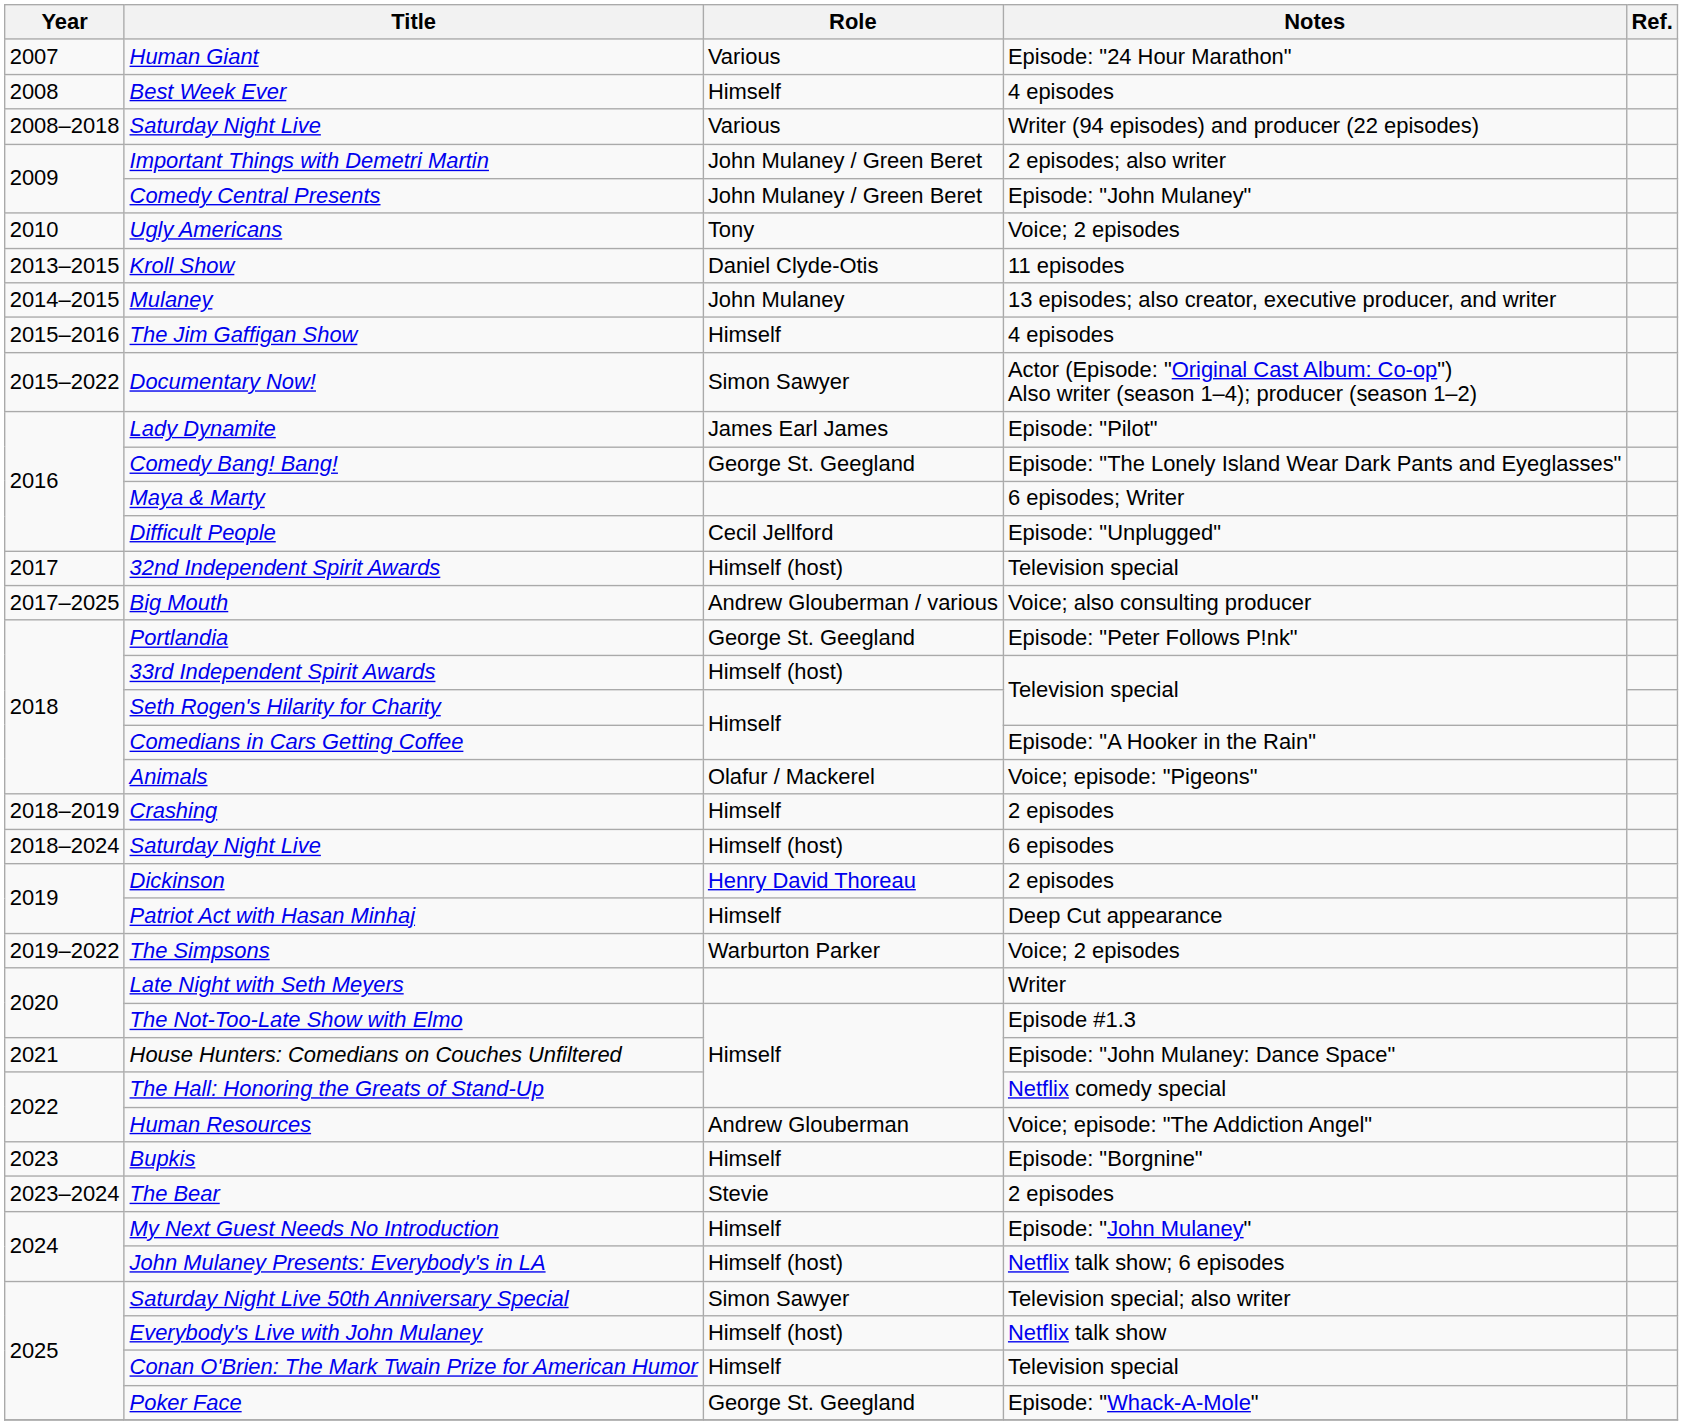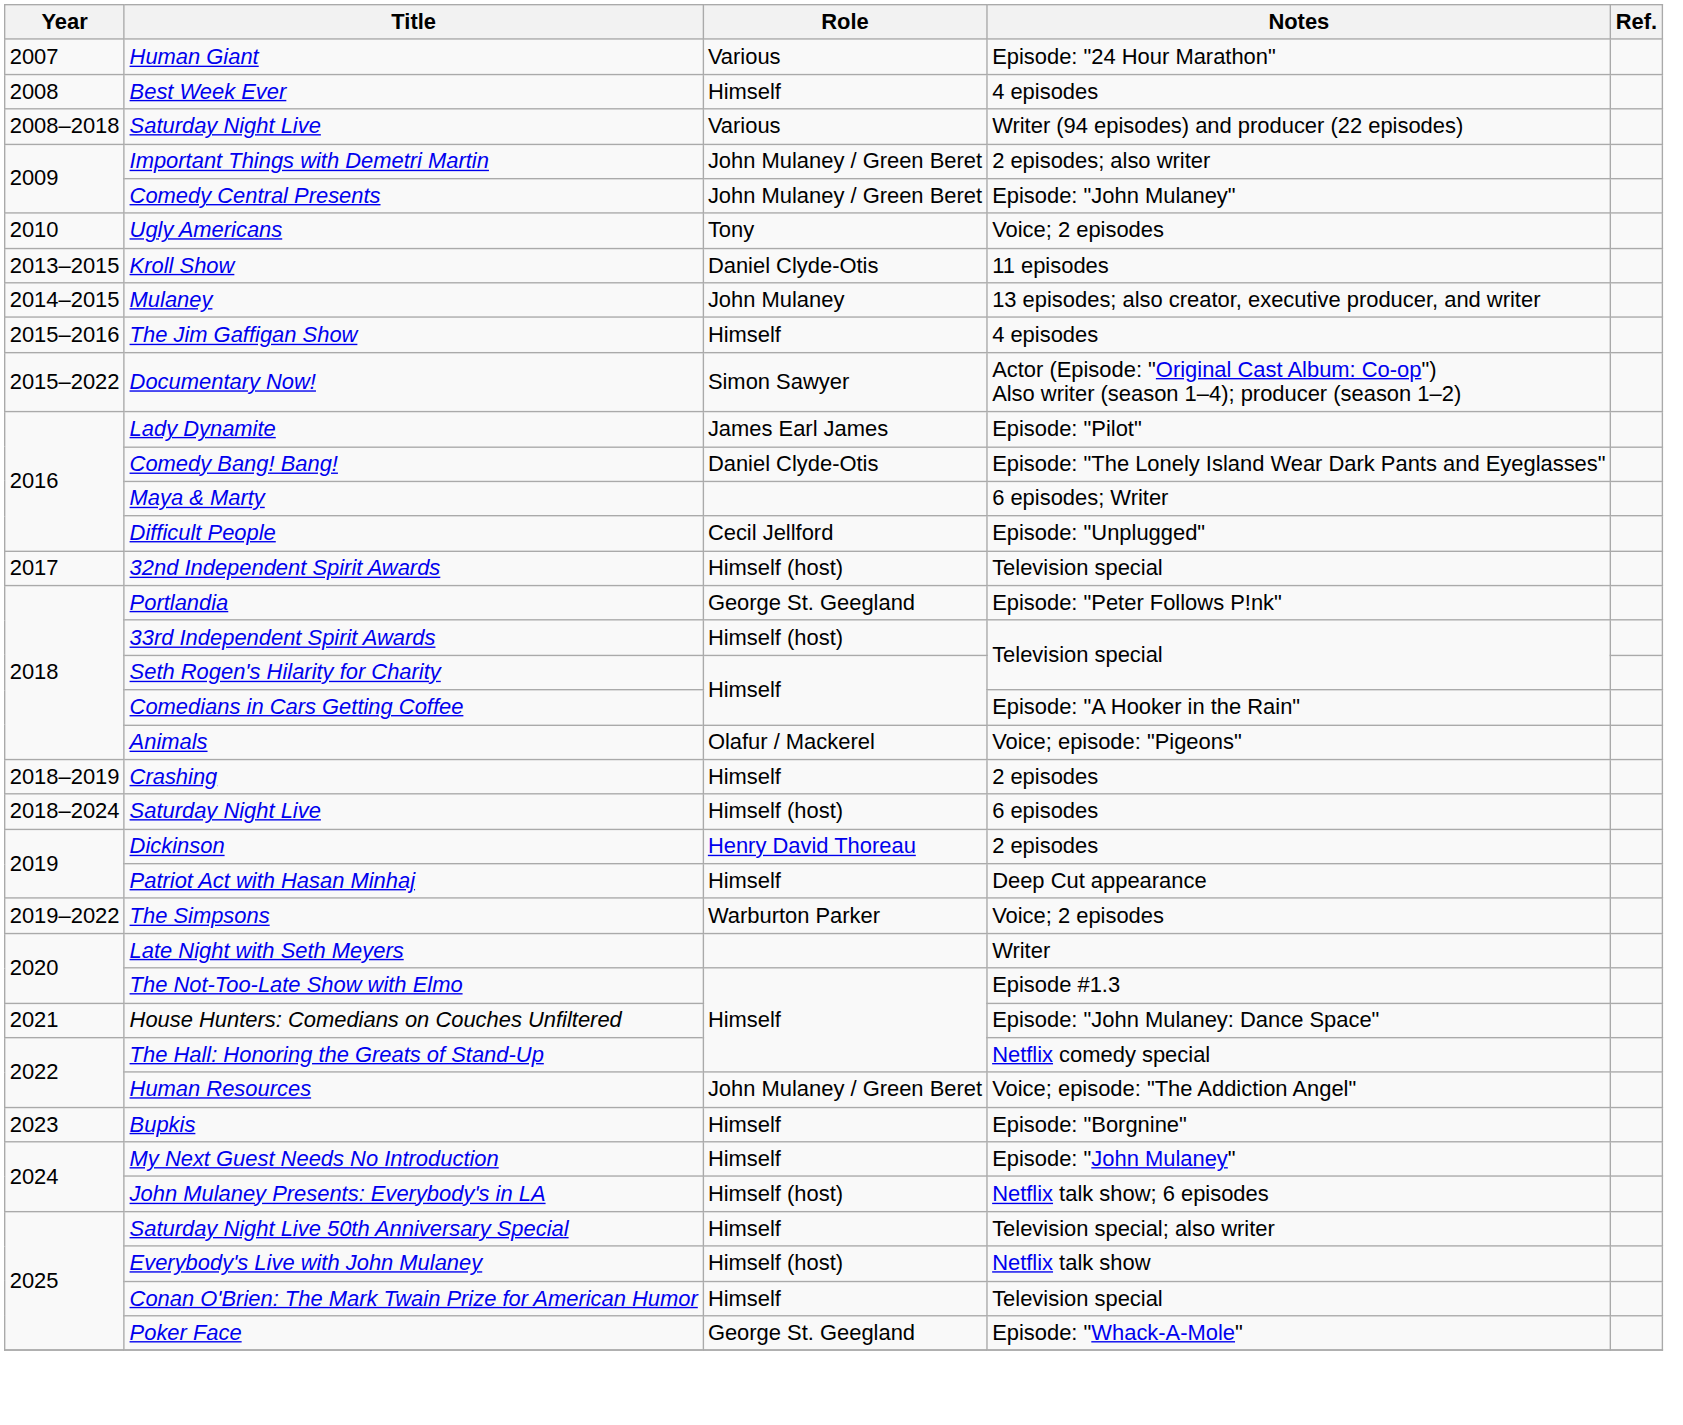(811, 463) George St. Geegland -> (793, 463) Daniel Clyde-Otis
- row: (179, 602)
(808, 1124) Andrew Glouberman -> (845, 1089) John Mulaney / Green Beret
- row: (175, 1193)
(779, 1298) Simon Sawyer -> (744, 1228) Himself
